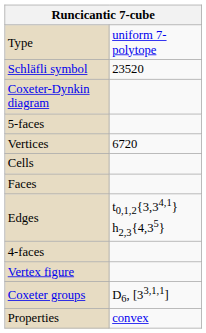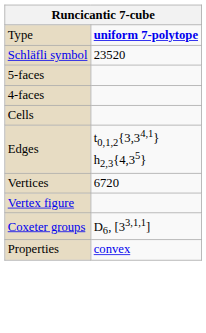(139, 42) normal -> (146, 35) bold
- row: (49, 96)
rows swapped: (26, 251) <-> (28, 143)
- row: (22, 183)
